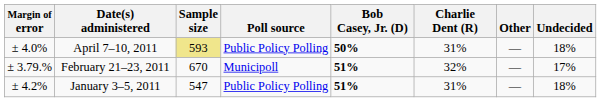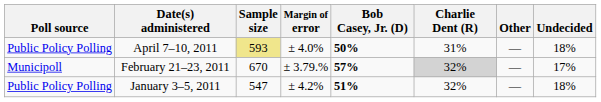columns swapped: (276, 28) <-> (30, 21)
(346, 67) 51% -> (346, 67) 57%
(455, 67) no background -> (455, 67) lightgrey background
(455, 86) 31% -> (455, 86) 32%
